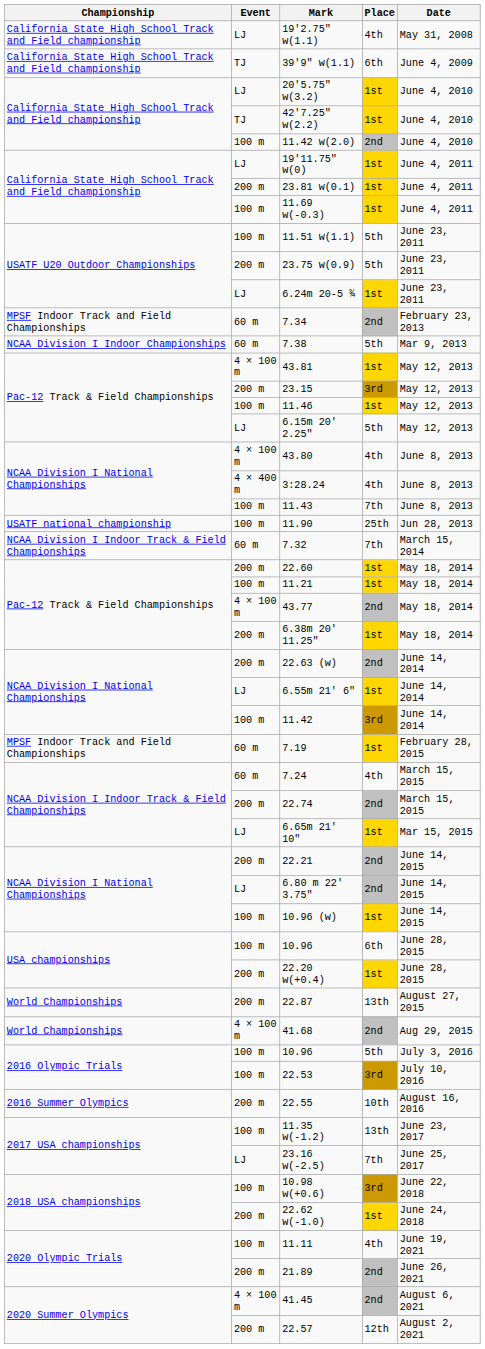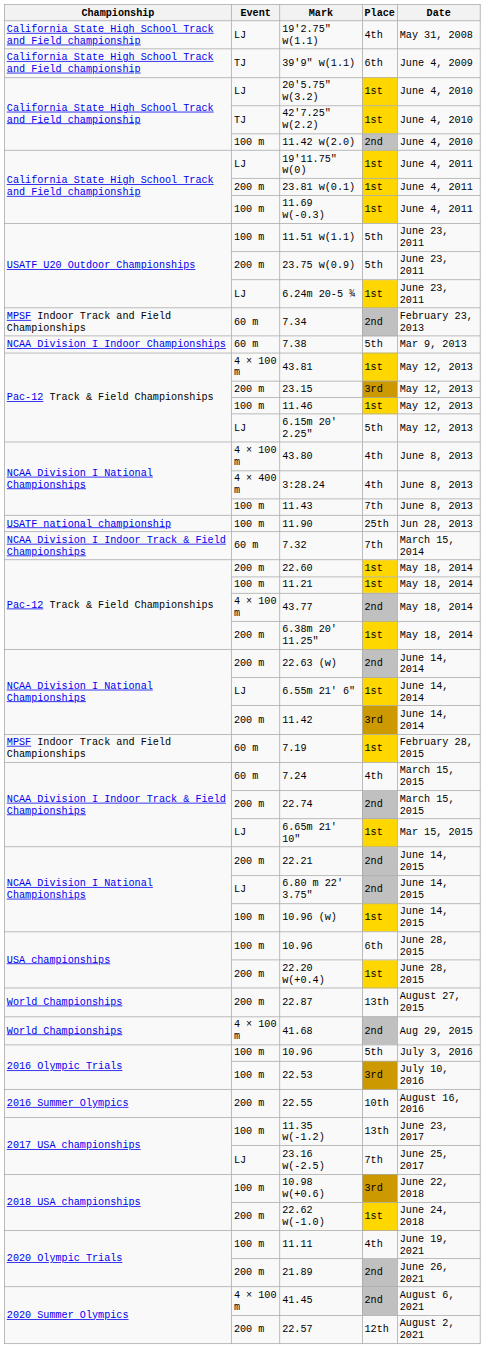(249, 720) 100 m -> (249, 720) 200 m
